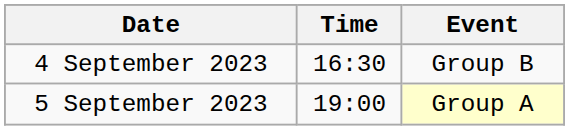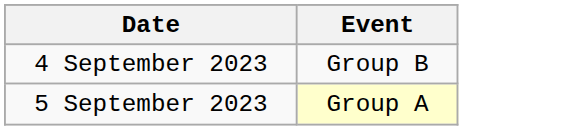- column: (350, 25)
